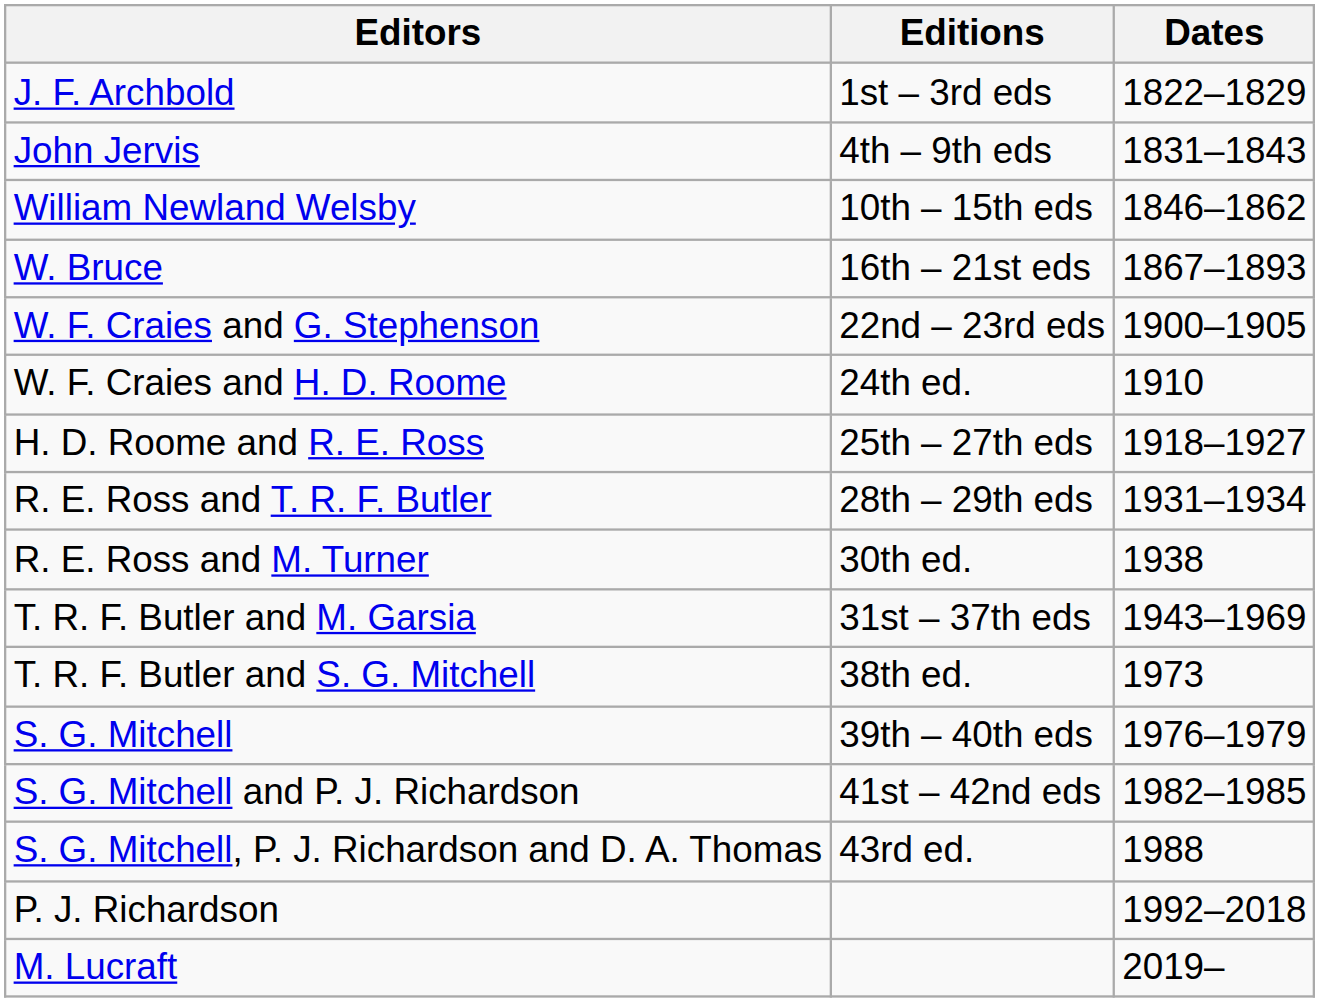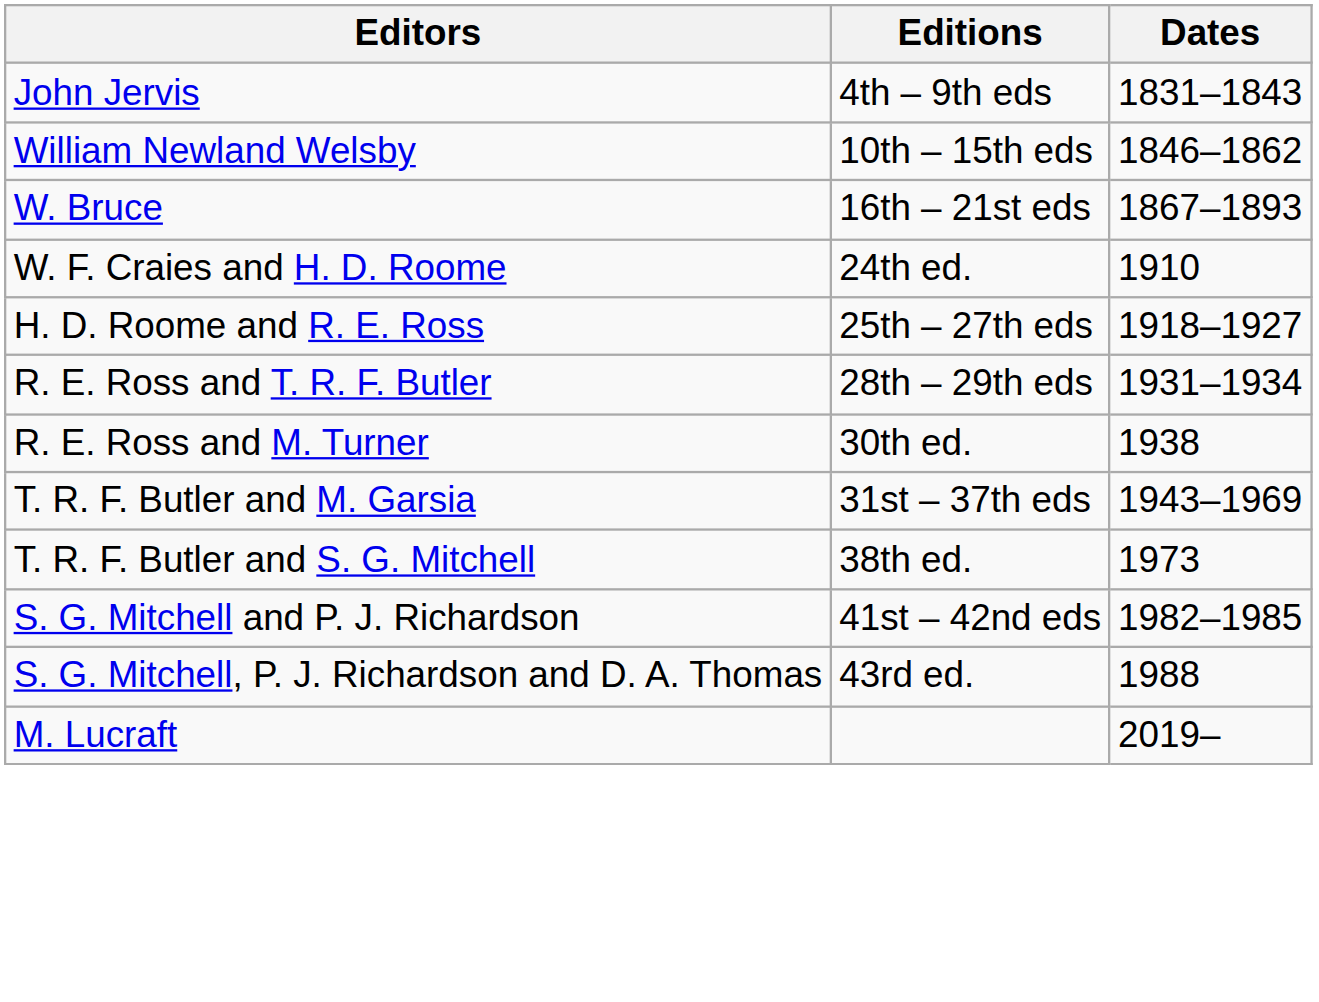- row: (124, 92)
- row: (276, 325)
- row: (123, 734)
- row: (146, 909)
